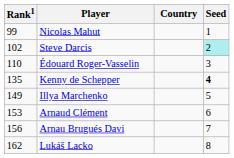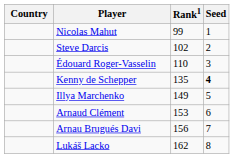columns swapped: (179, 13) <-> (21, 14)
(208, 47) paleturquoise background -> (208, 47) no background
